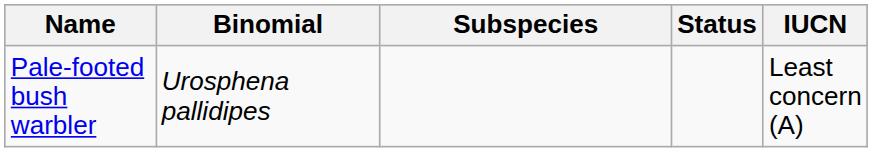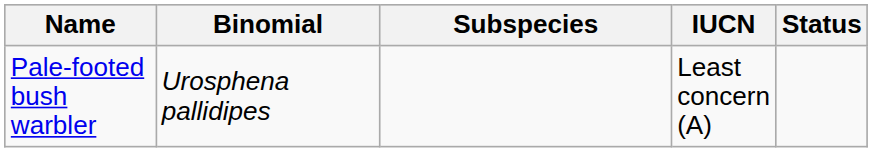columns swapped: (717, 25) <-> (815, 25)
